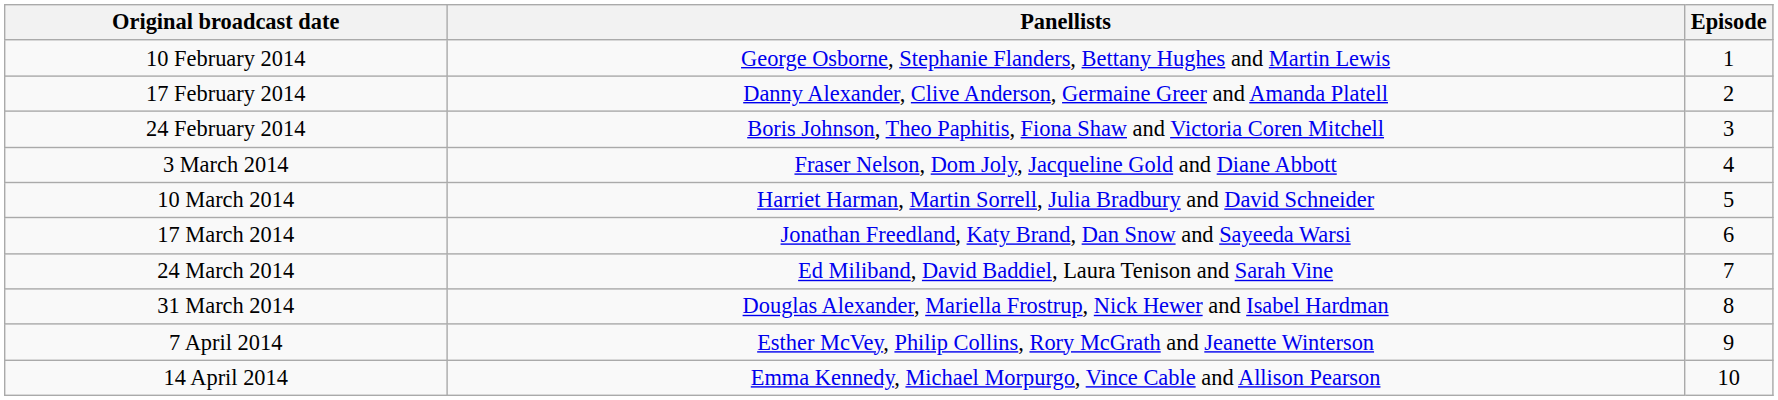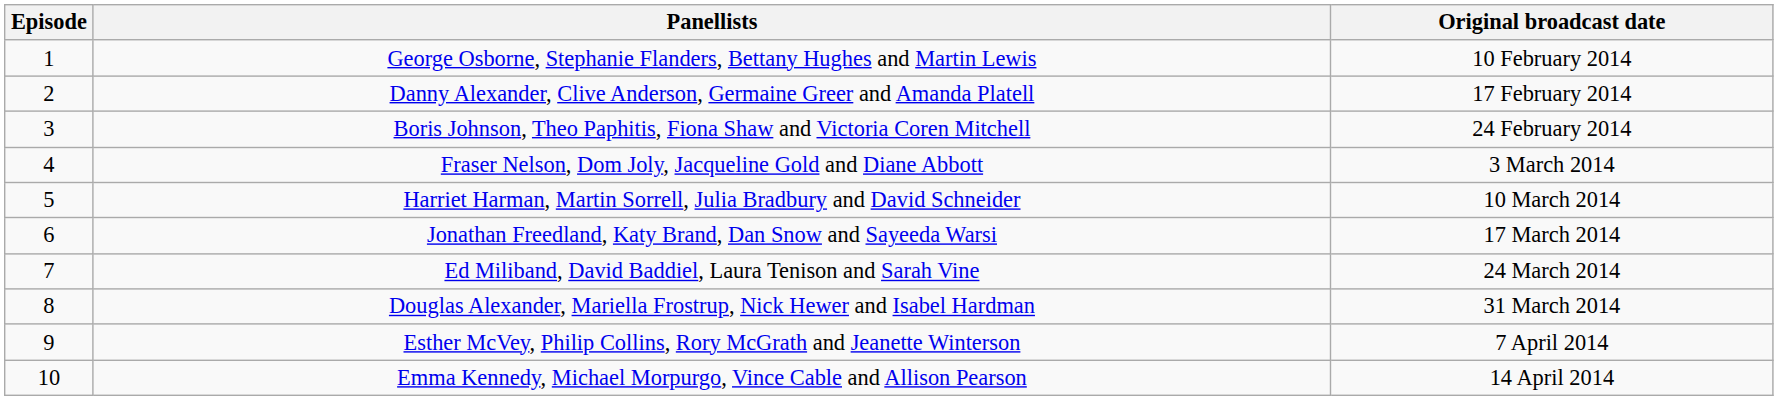columns swapped: (1729, 22) <-> (226, 22)
